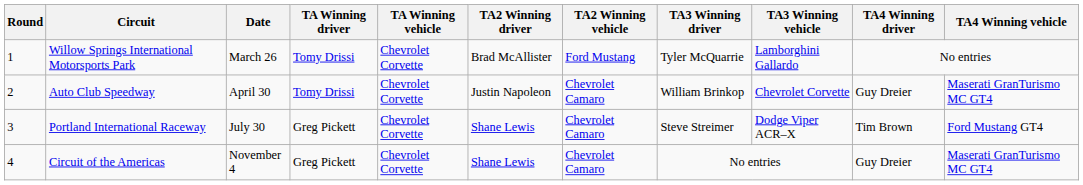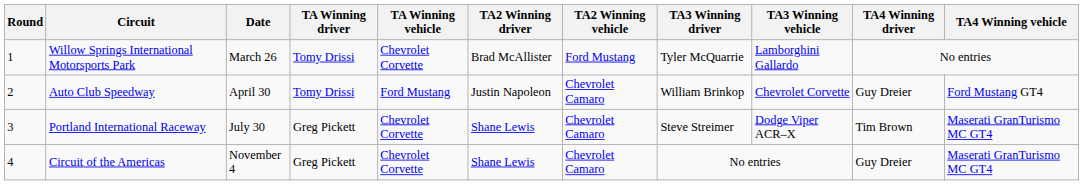(405, 92) Chevrolet Corvette -> (415, 92) Ford Mustang
(1004, 92) Maserati GranTurismo MC GT4 -> (995, 92) Ford Mustang GT4
(995, 127) Ford Mustang GT4 -> (1004, 127) Maserati GranTurismo MC GT4
